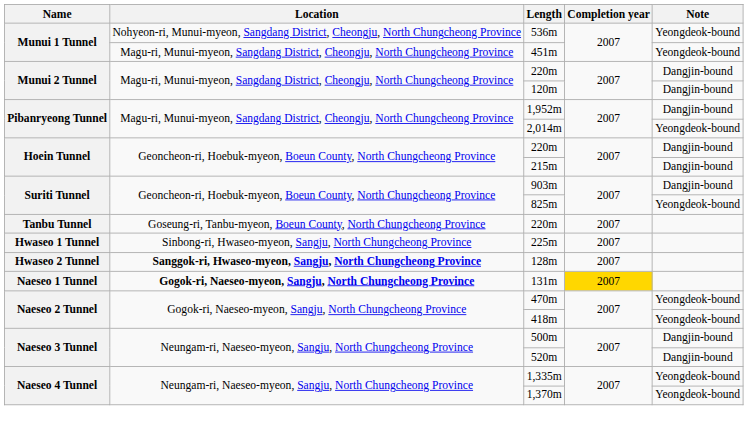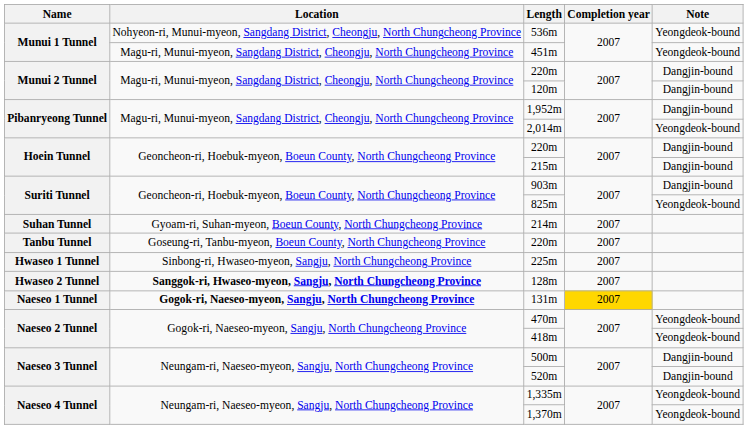+ row: (57, 223)
